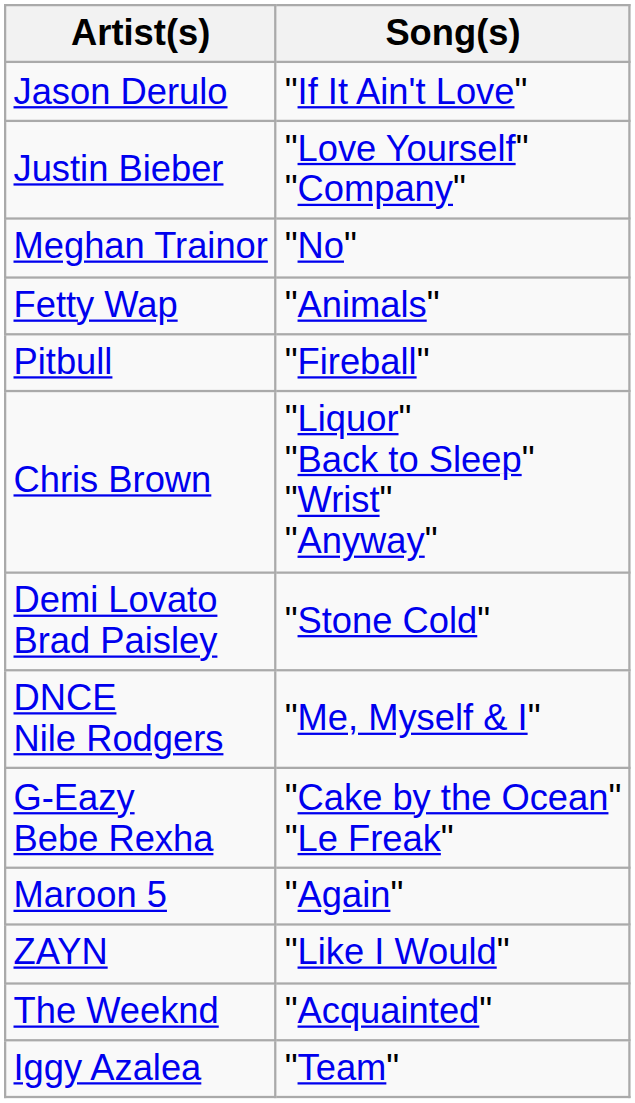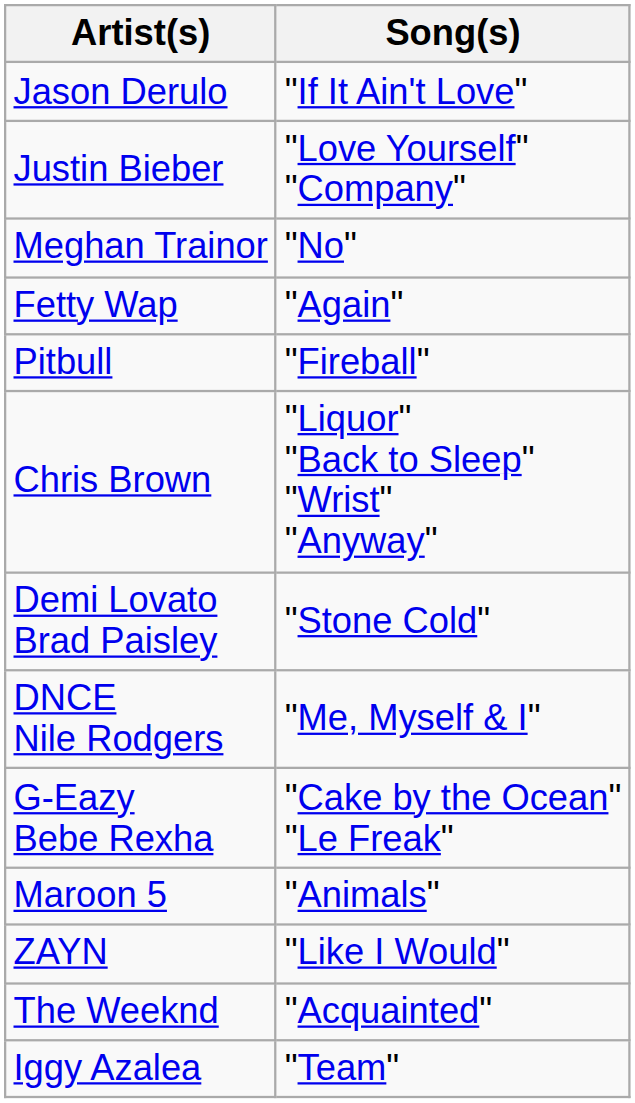(362, 304) "Animals" -> (344, 304) "Again"
(344, 895) "Again" -> (362, 895) "Animals"
